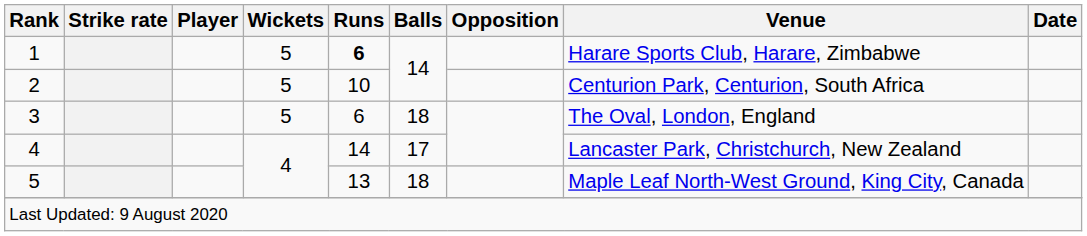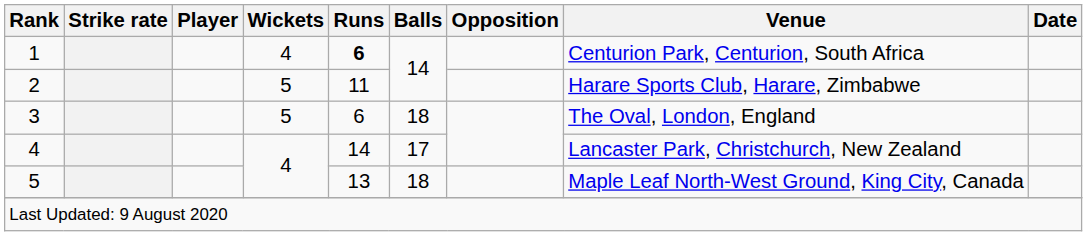(286, 52) 5 -> (286, 52) 4
(744, 52) Harare Sports Club, Harare, Zimbabwe -> (746, 52) Centurion Park, Centurion, South Africa
(359, 85) 10 -> (359, 85) 11
(746, 85) Centurion Park, Centurion, South Africa -> (744, 85) Harare Sports Club, Harare, Zimbabwe
